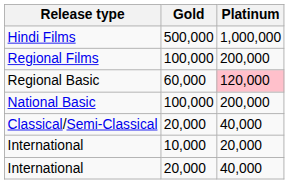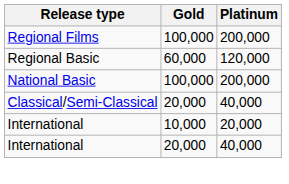- row: (42, 37)
(245, 80) pink background -> (245, 59) no background
